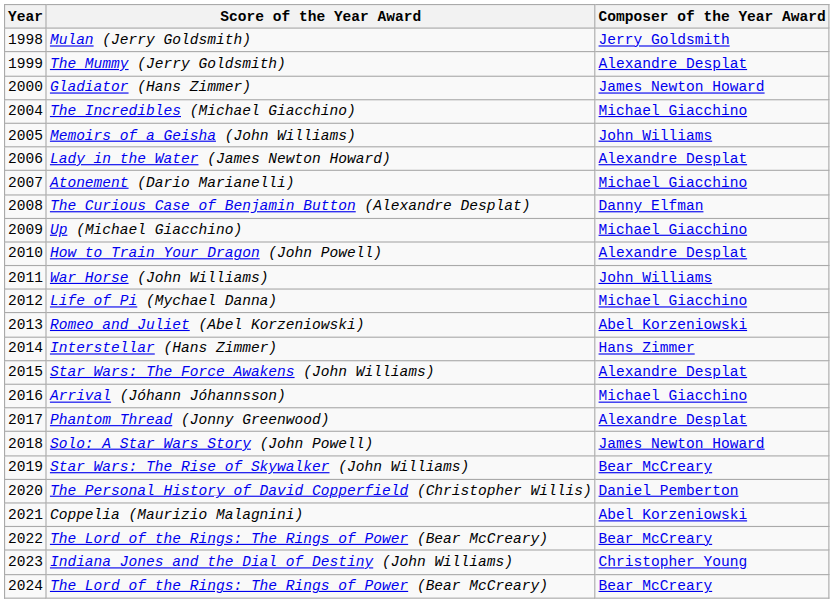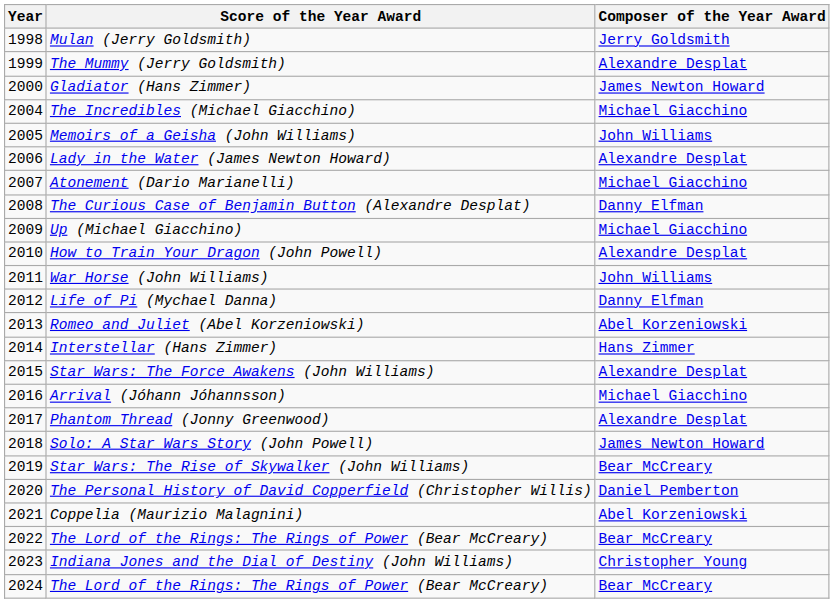(673, 301) Michael Giacchino -> (651, 301) Danny Elfman
